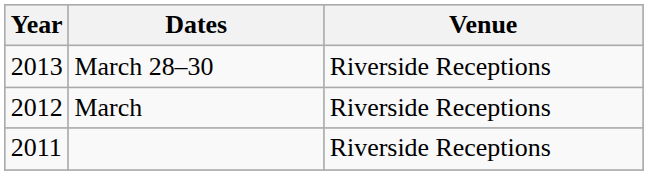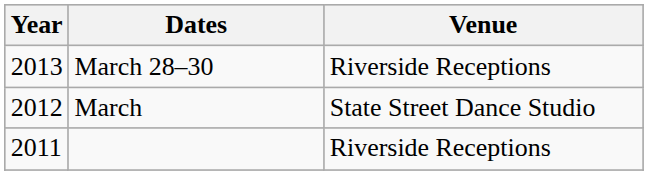(440, 107) Riverside Receptions -> (463, 107) State Street Dance Studio
